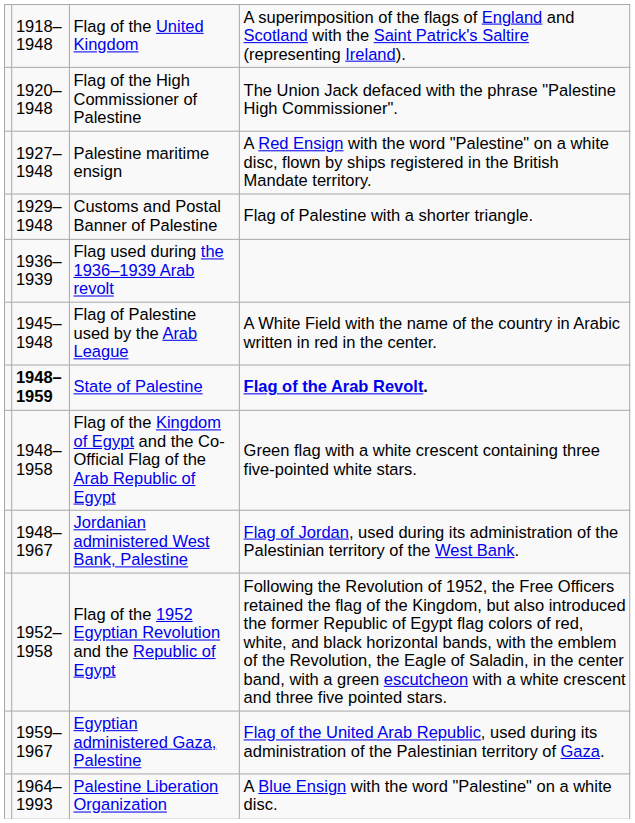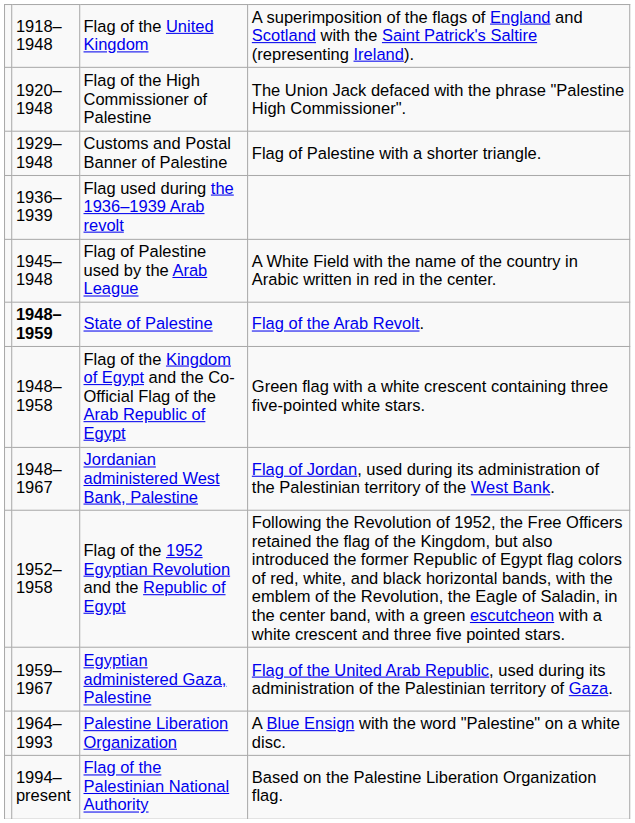- row: (141, 162)
(336, 387) bold -> (338, 324) normal
+ row: (156, 787)
